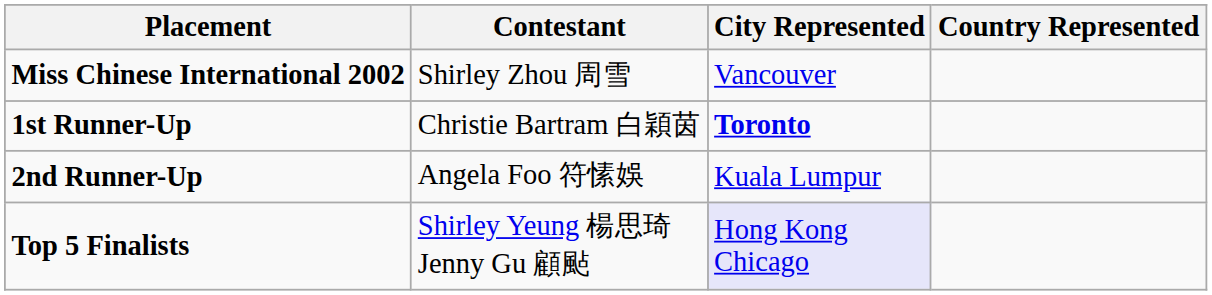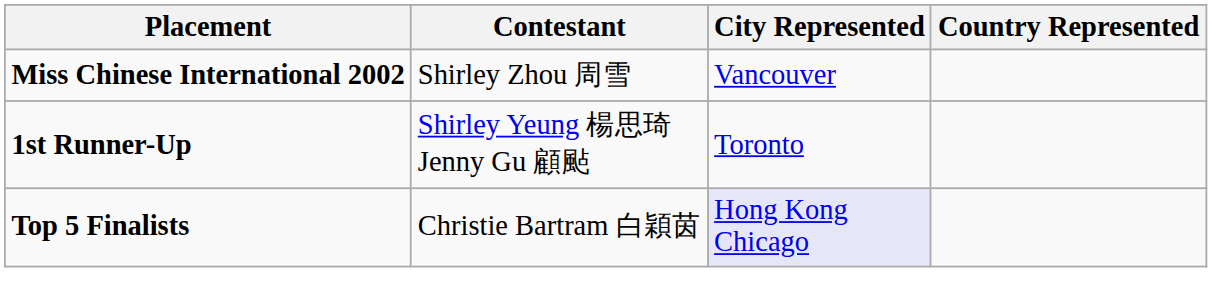(559, 124) Christie Bartram 白穎茵 -> (545, 143) Shirley Yeung 楊思琦 Jenny Gu 顧颭
(762, 125) bold -> (759, 144) normal
- row: (107, 175)
(545, 244) Shirley Yeung 楊思琦 Jenny Gu 顧颭 -> (559, 225) Christie Bartram 白穎茵
